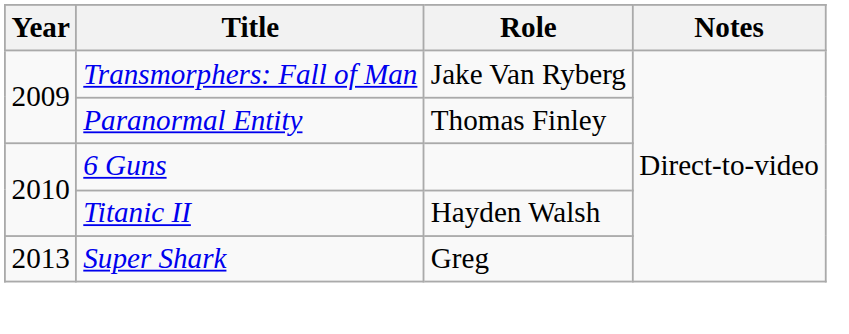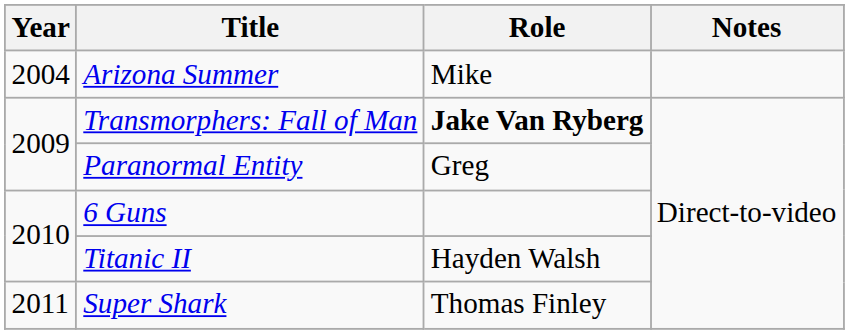+ row: (181, 73)
(528, 73) normal -> (537, 119) bold
(519, 119) Thomas Finley -> (460, 166) Greg
(41, 258) 2013 -> (40, 304) 2011
(460, 258) Greg -> (519, 304) Thomas Finley
